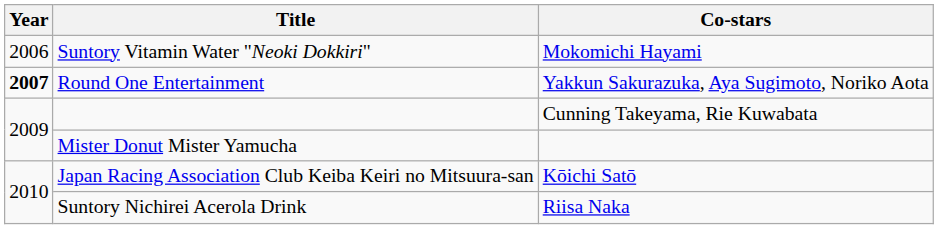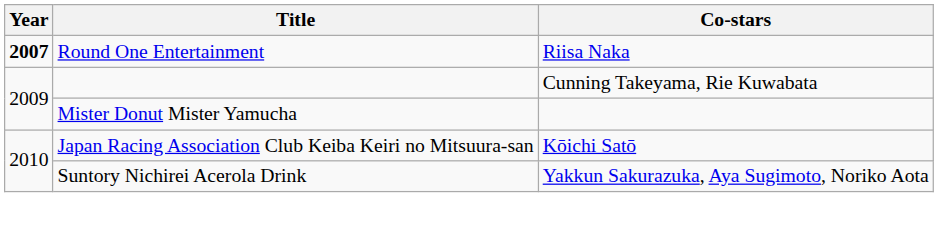- row: (214, 51)
(736, 82) Yakkun Sakurazuka, Aya Sugimoto, Noriko Aota -> (586, 51) Riisa Naka
(586, 207) Riisa Naka -> (736, 176) Yakkun Sakurazuka, Aya Sugimoto, Noriko Aota
